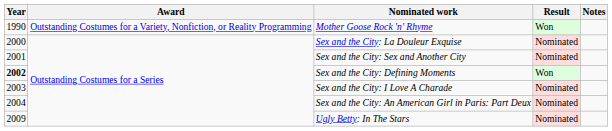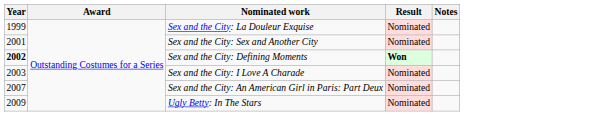- row: (374, 27)
(16, 42) 2000 -> (16, 27) 1999
(544, 73) normal -> (397, 57) bold
(16, 103) 2004 -> (16, 88) 2007
